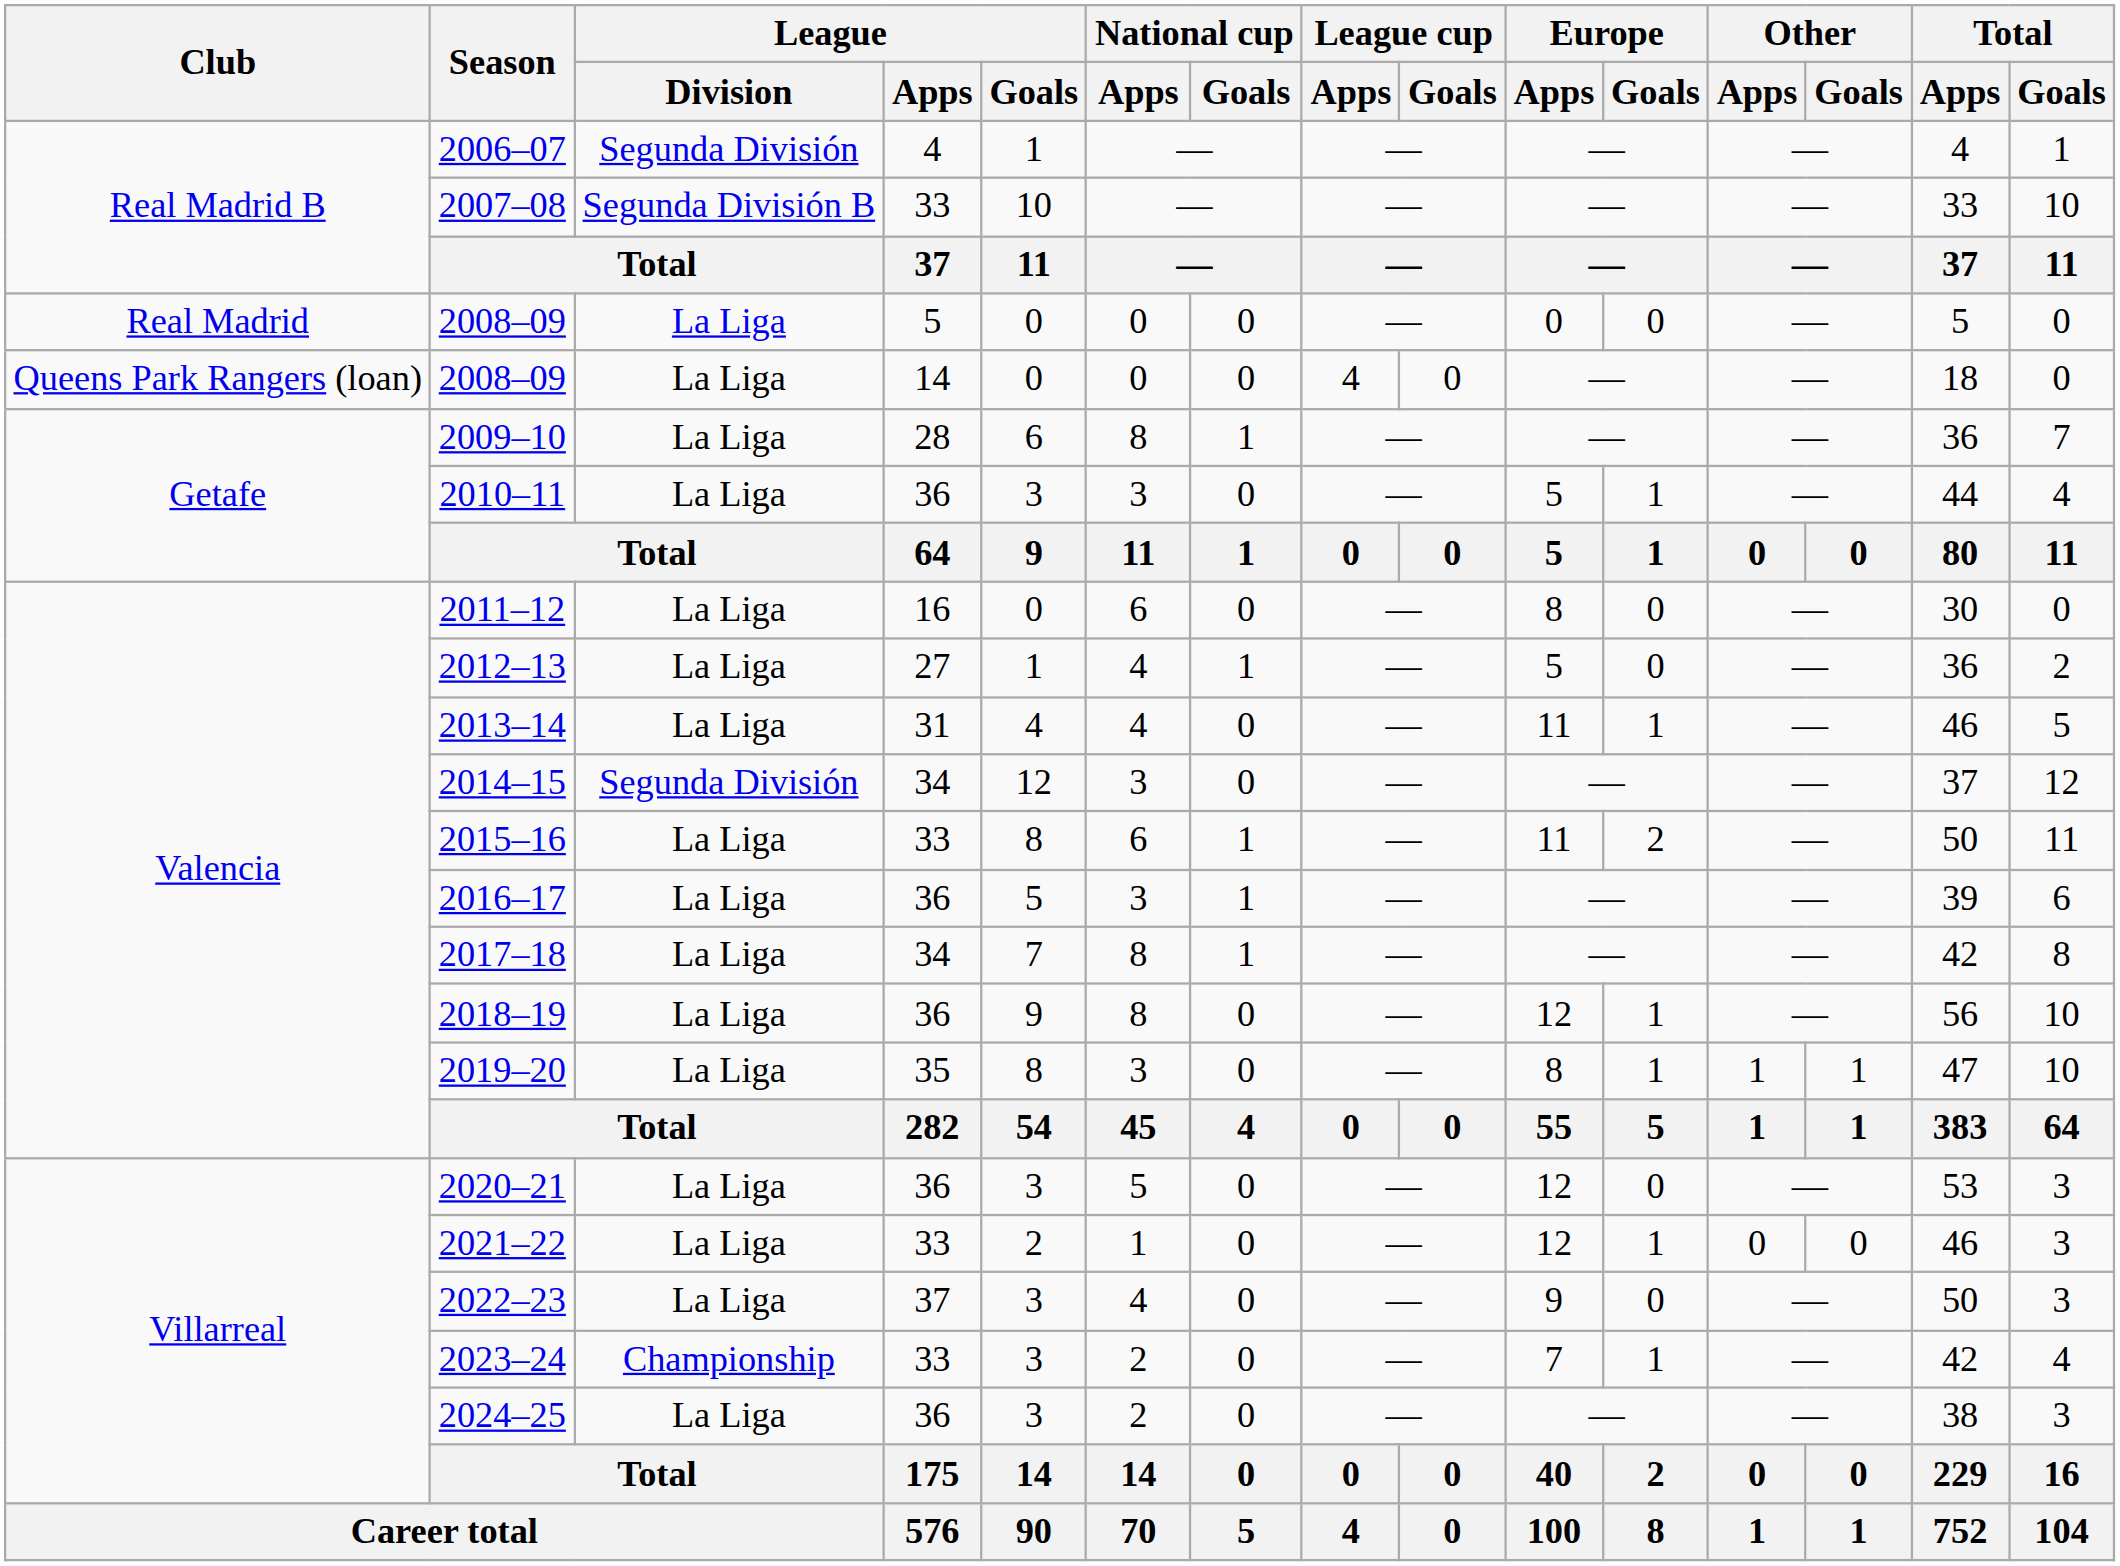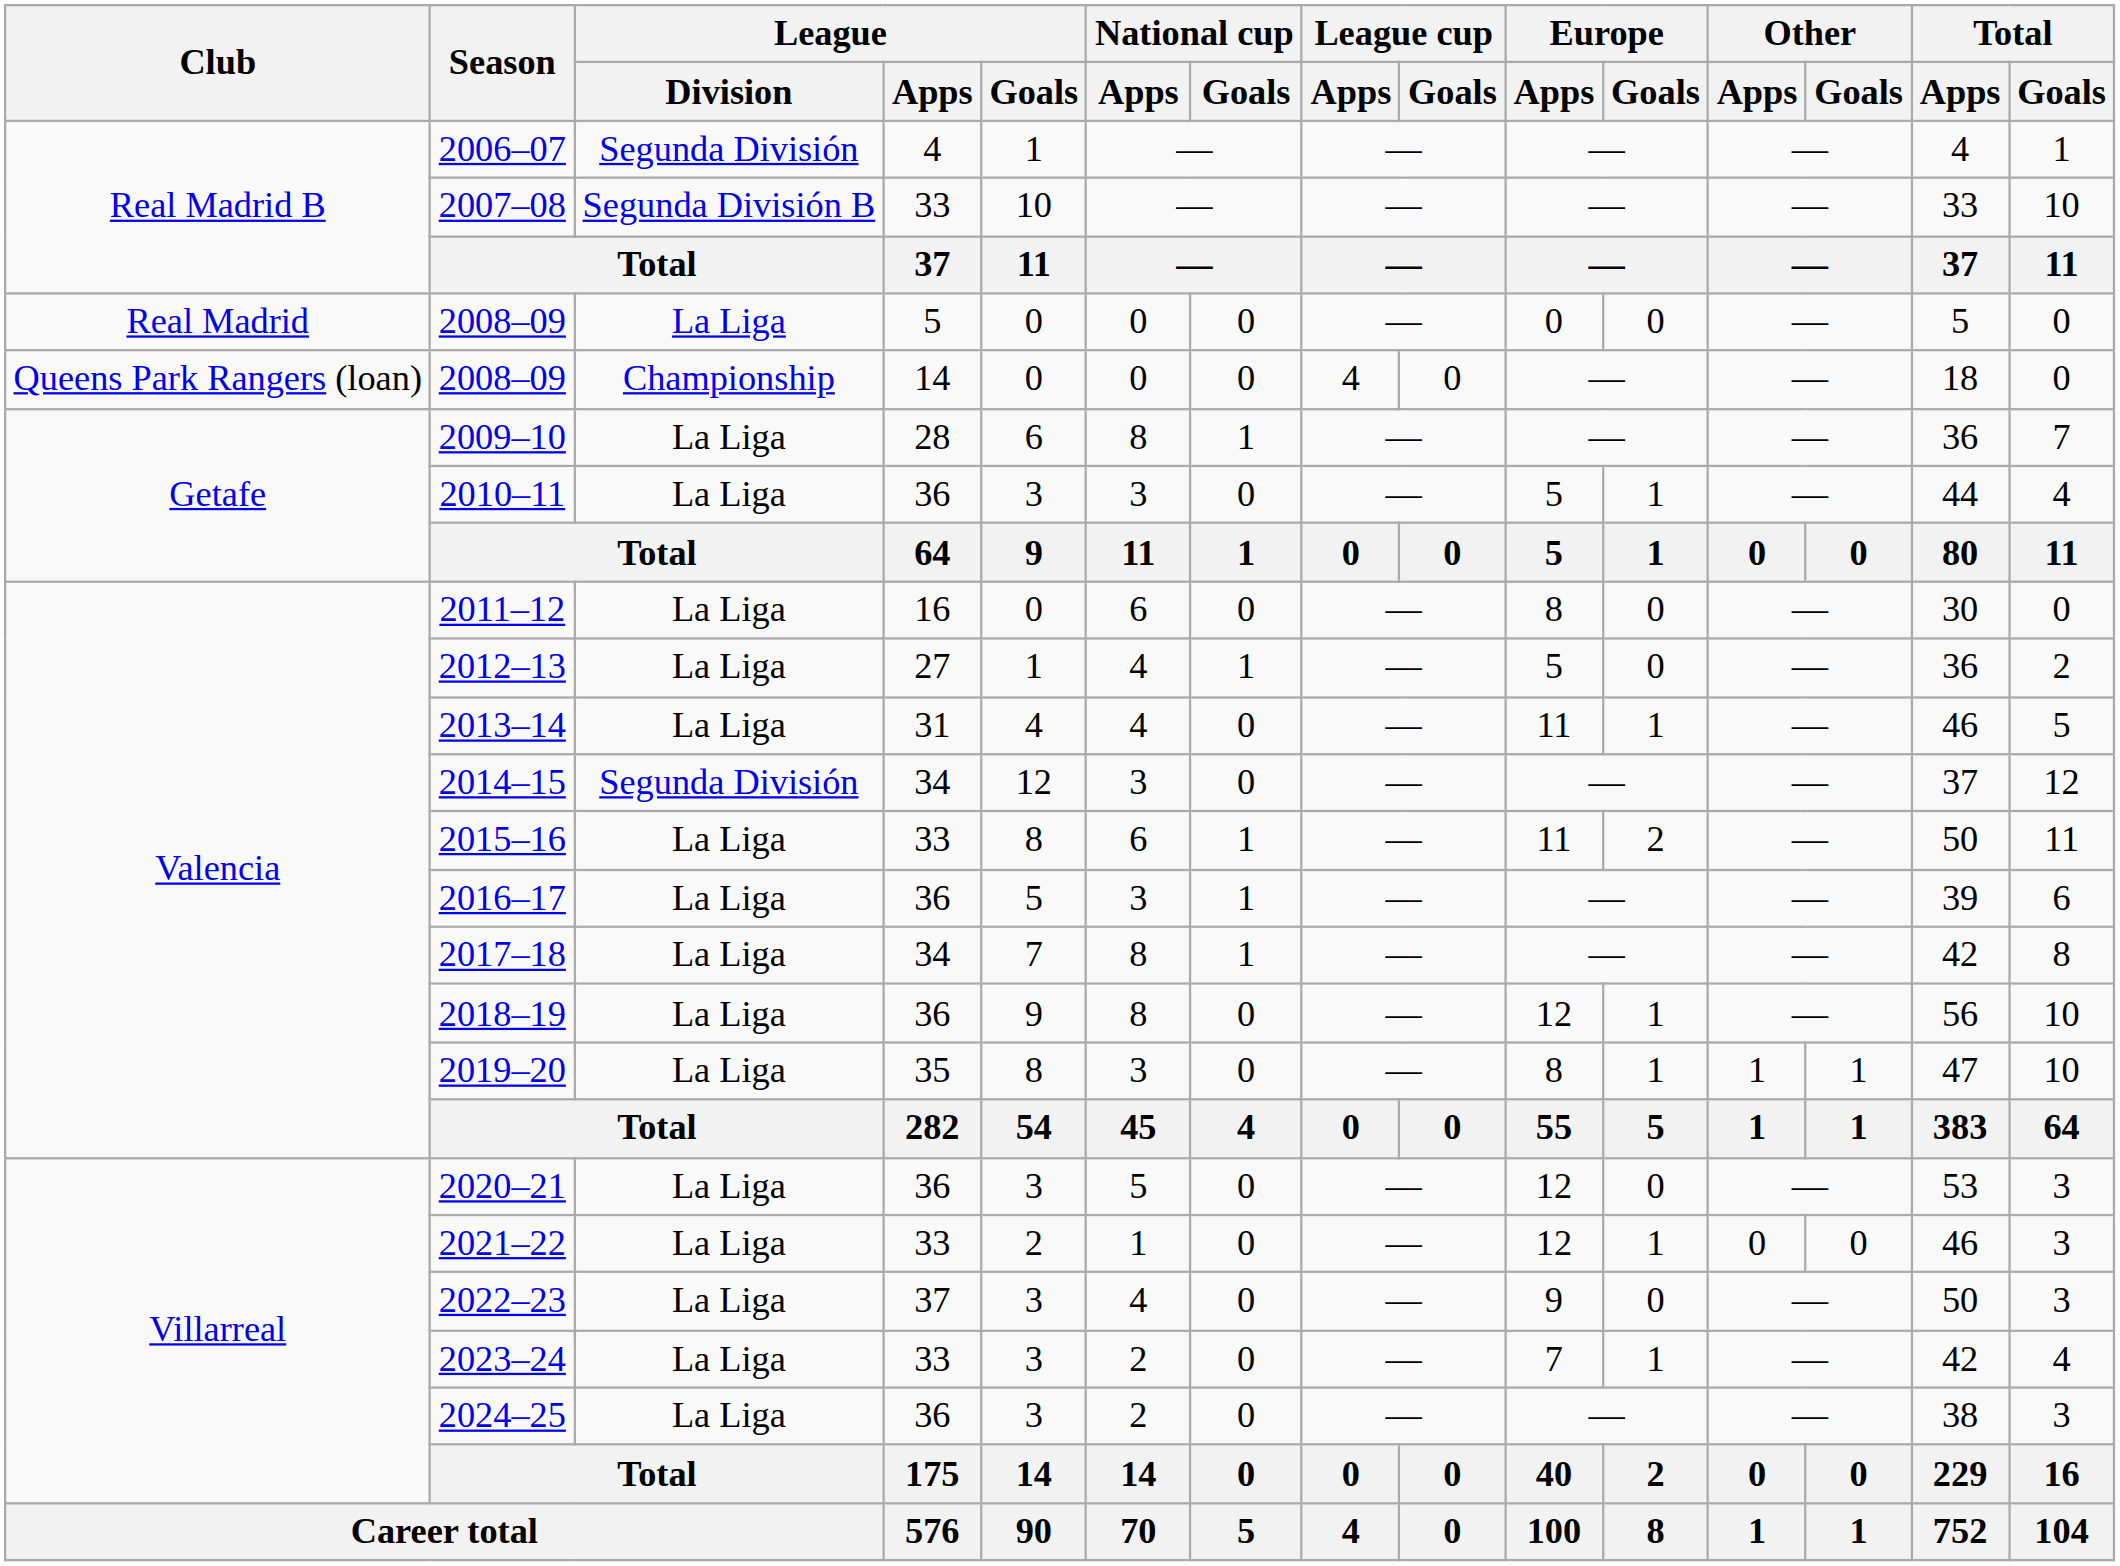(729, 378) La Liga -> (729, 378) Championship
(729, 1358) Championship -> (729, 1358) La Liga
